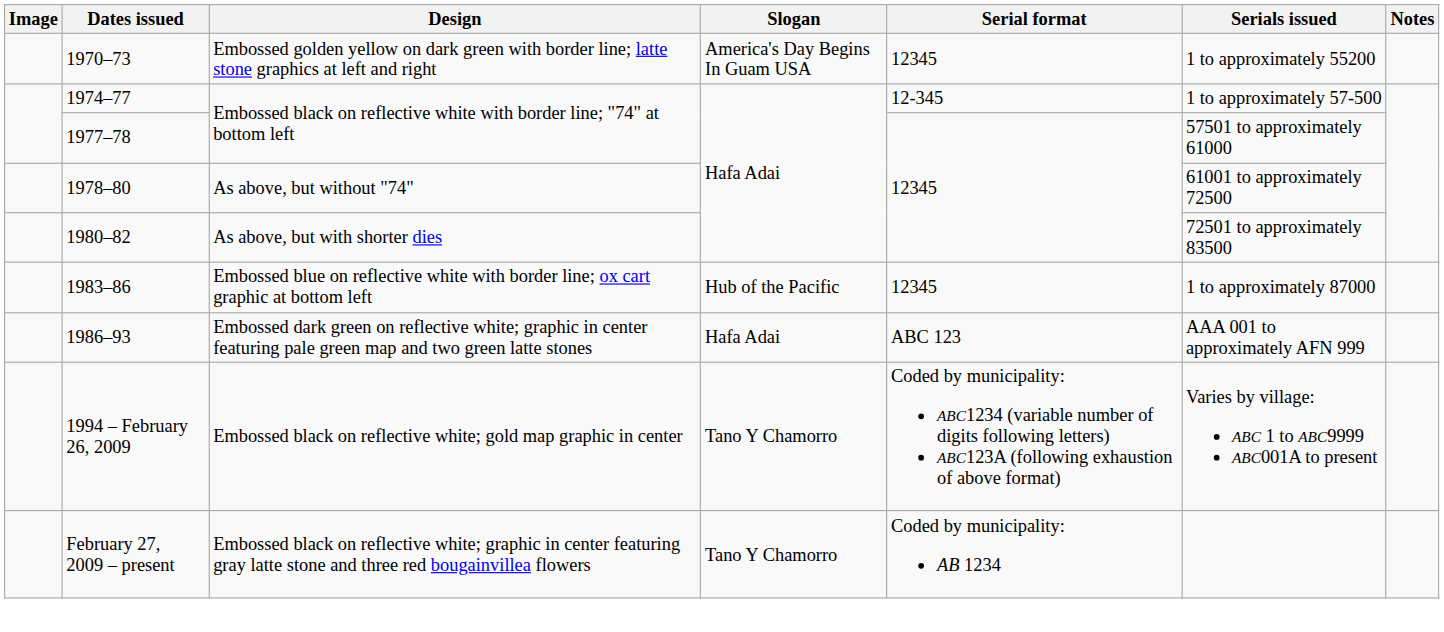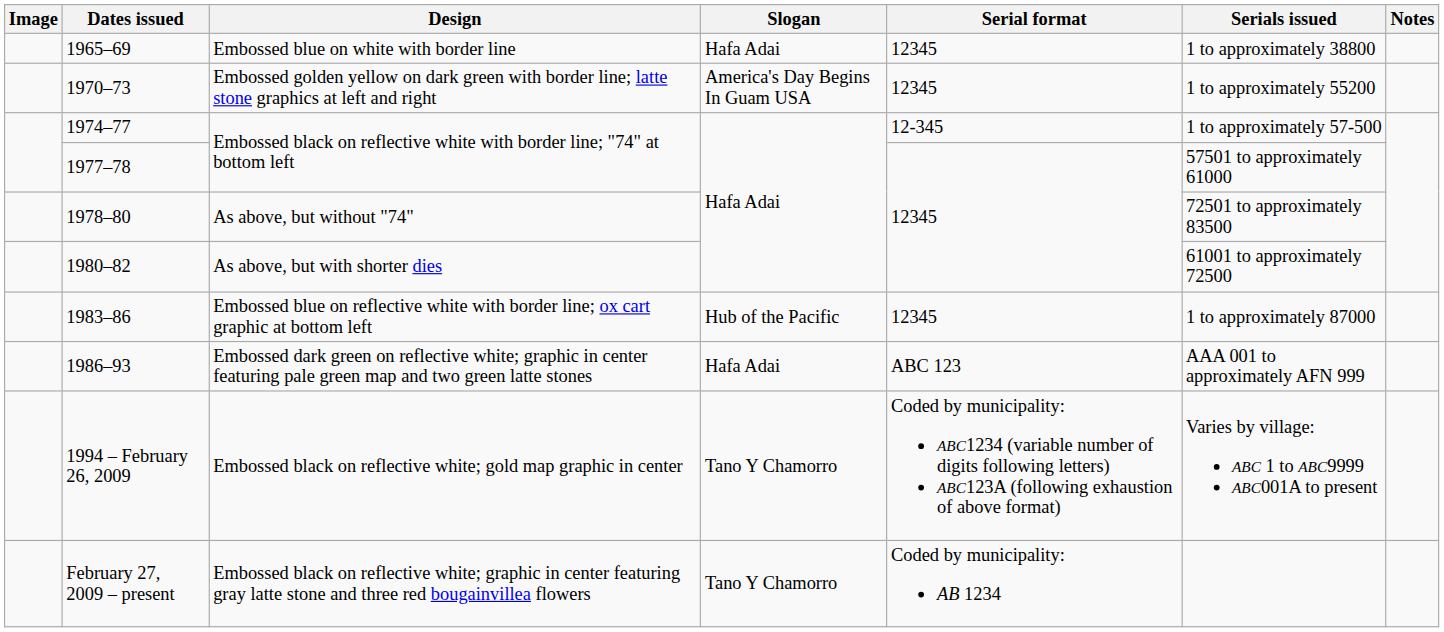+ row: (99, 48)
(1274, 187) 61001 to approximately 72500 -> (1274, 216) 72501 to approximately 83500
(1274, 237) 72501 to approximately 83500 -> (1274, 266) 61001 to approximately 72500
